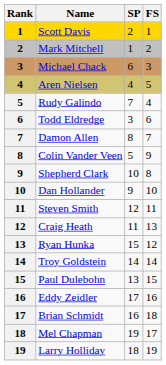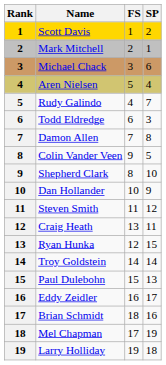columns swapped: (134, 13) <-> (152, 13)
